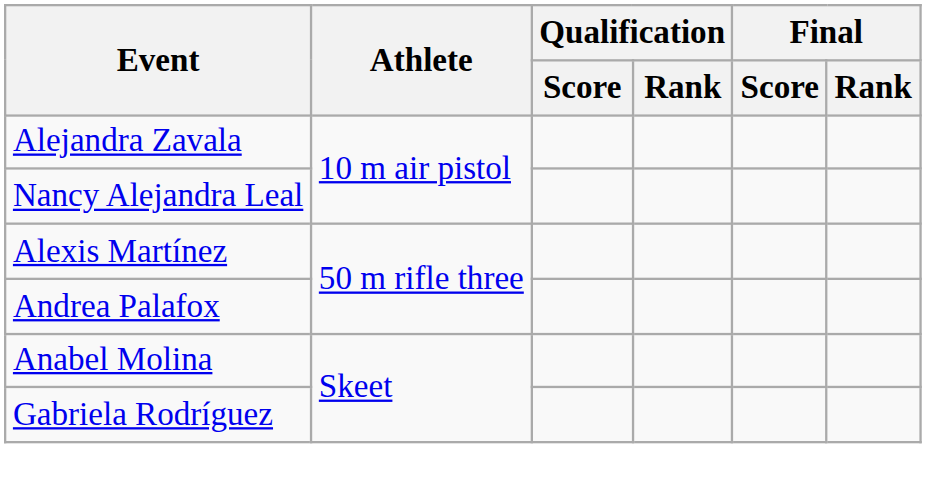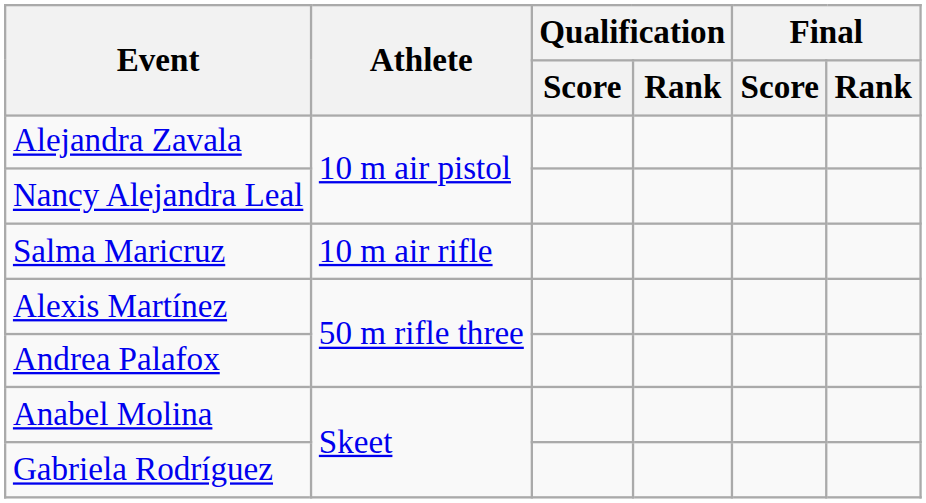+ row: (119, 250)
